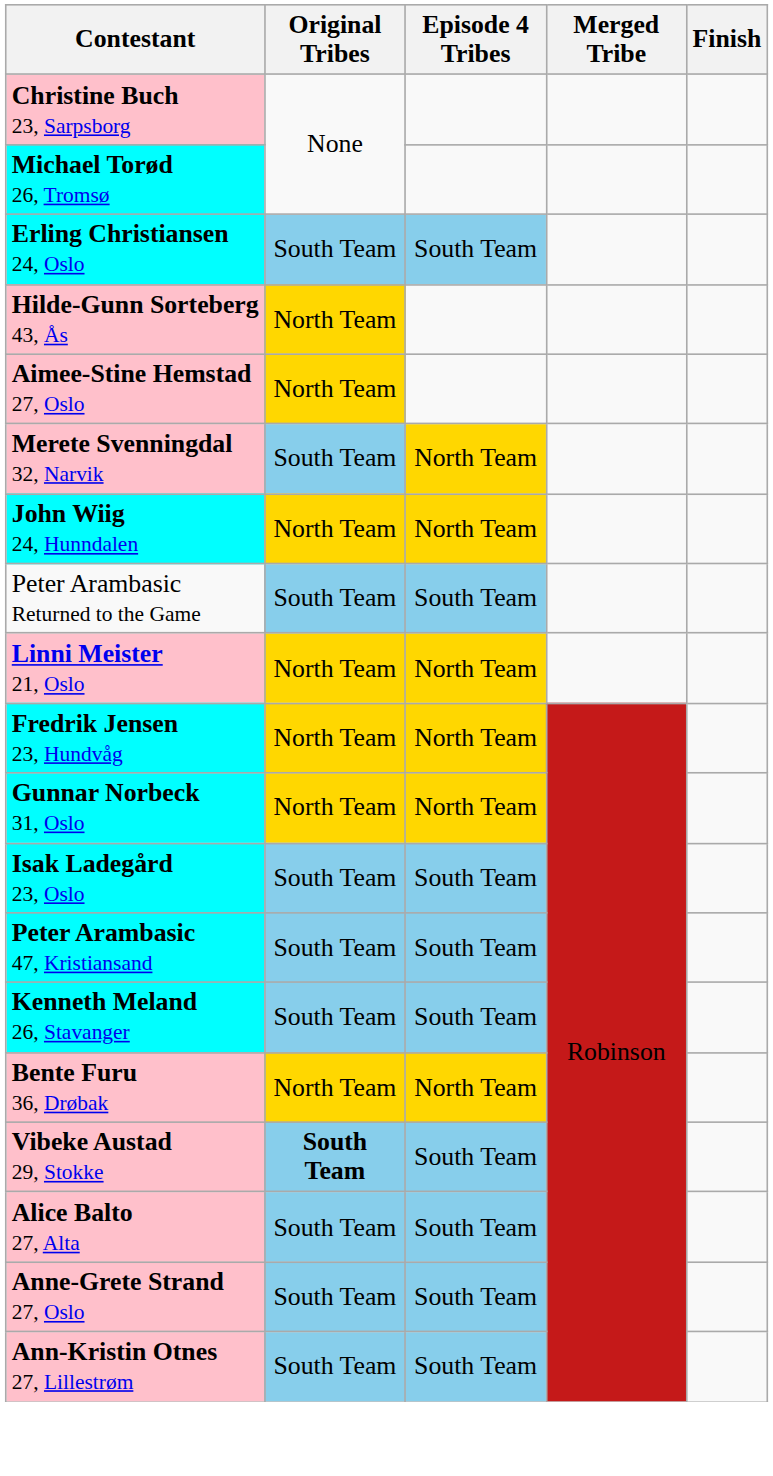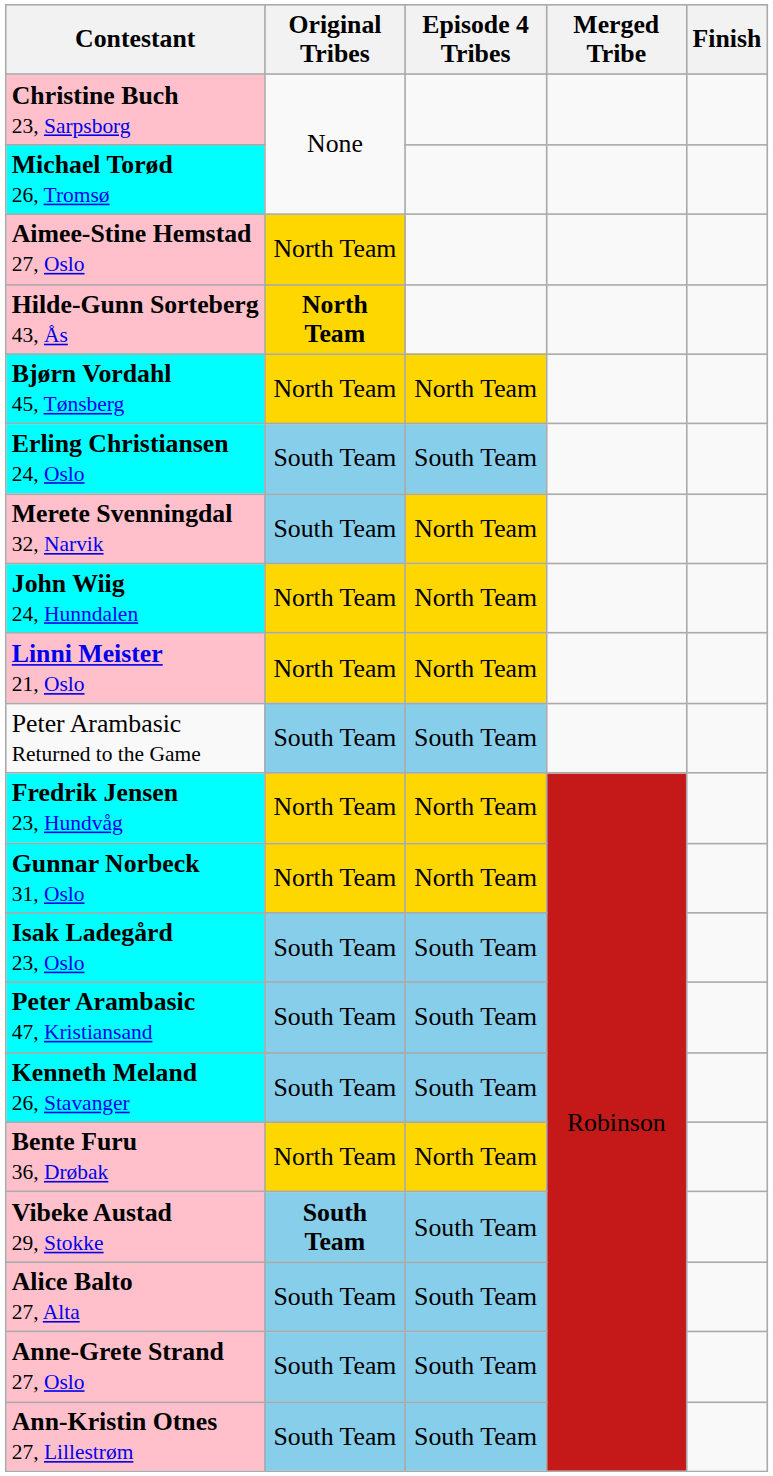rows swapped: (132, 388) <-> (120, 248)
(335, 318) normal -> (335, 318) bold
+ row: (92, 388)
rows swapped: (87, 667) <-> (106, 598)
